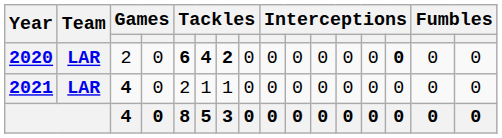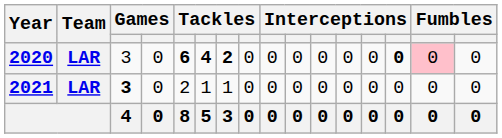(126, 58) 2 -> (126, 58) 3
(433, 58) no background -> (433, 58) pink background
(126, 88) 4 -> (126, 88) 3
